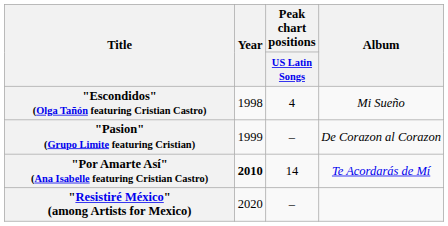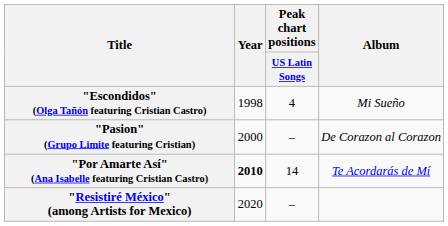(250, 136) 1999 -> (250, 136) 2000
